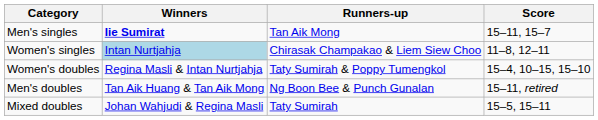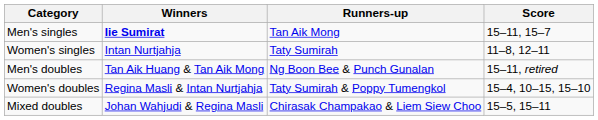(143, 50) lightblue background -> (143, 50) no background
(375, 50) Chirasak Champakao & Liem Siew Choo -> (304, 50) Taty Sumirah
rows swapped: (45, 87) <-> (53, 69)
(304, 106) Taty Sumirah -> (375, 106) Chirasak Champakao & Liem Siew Choo
